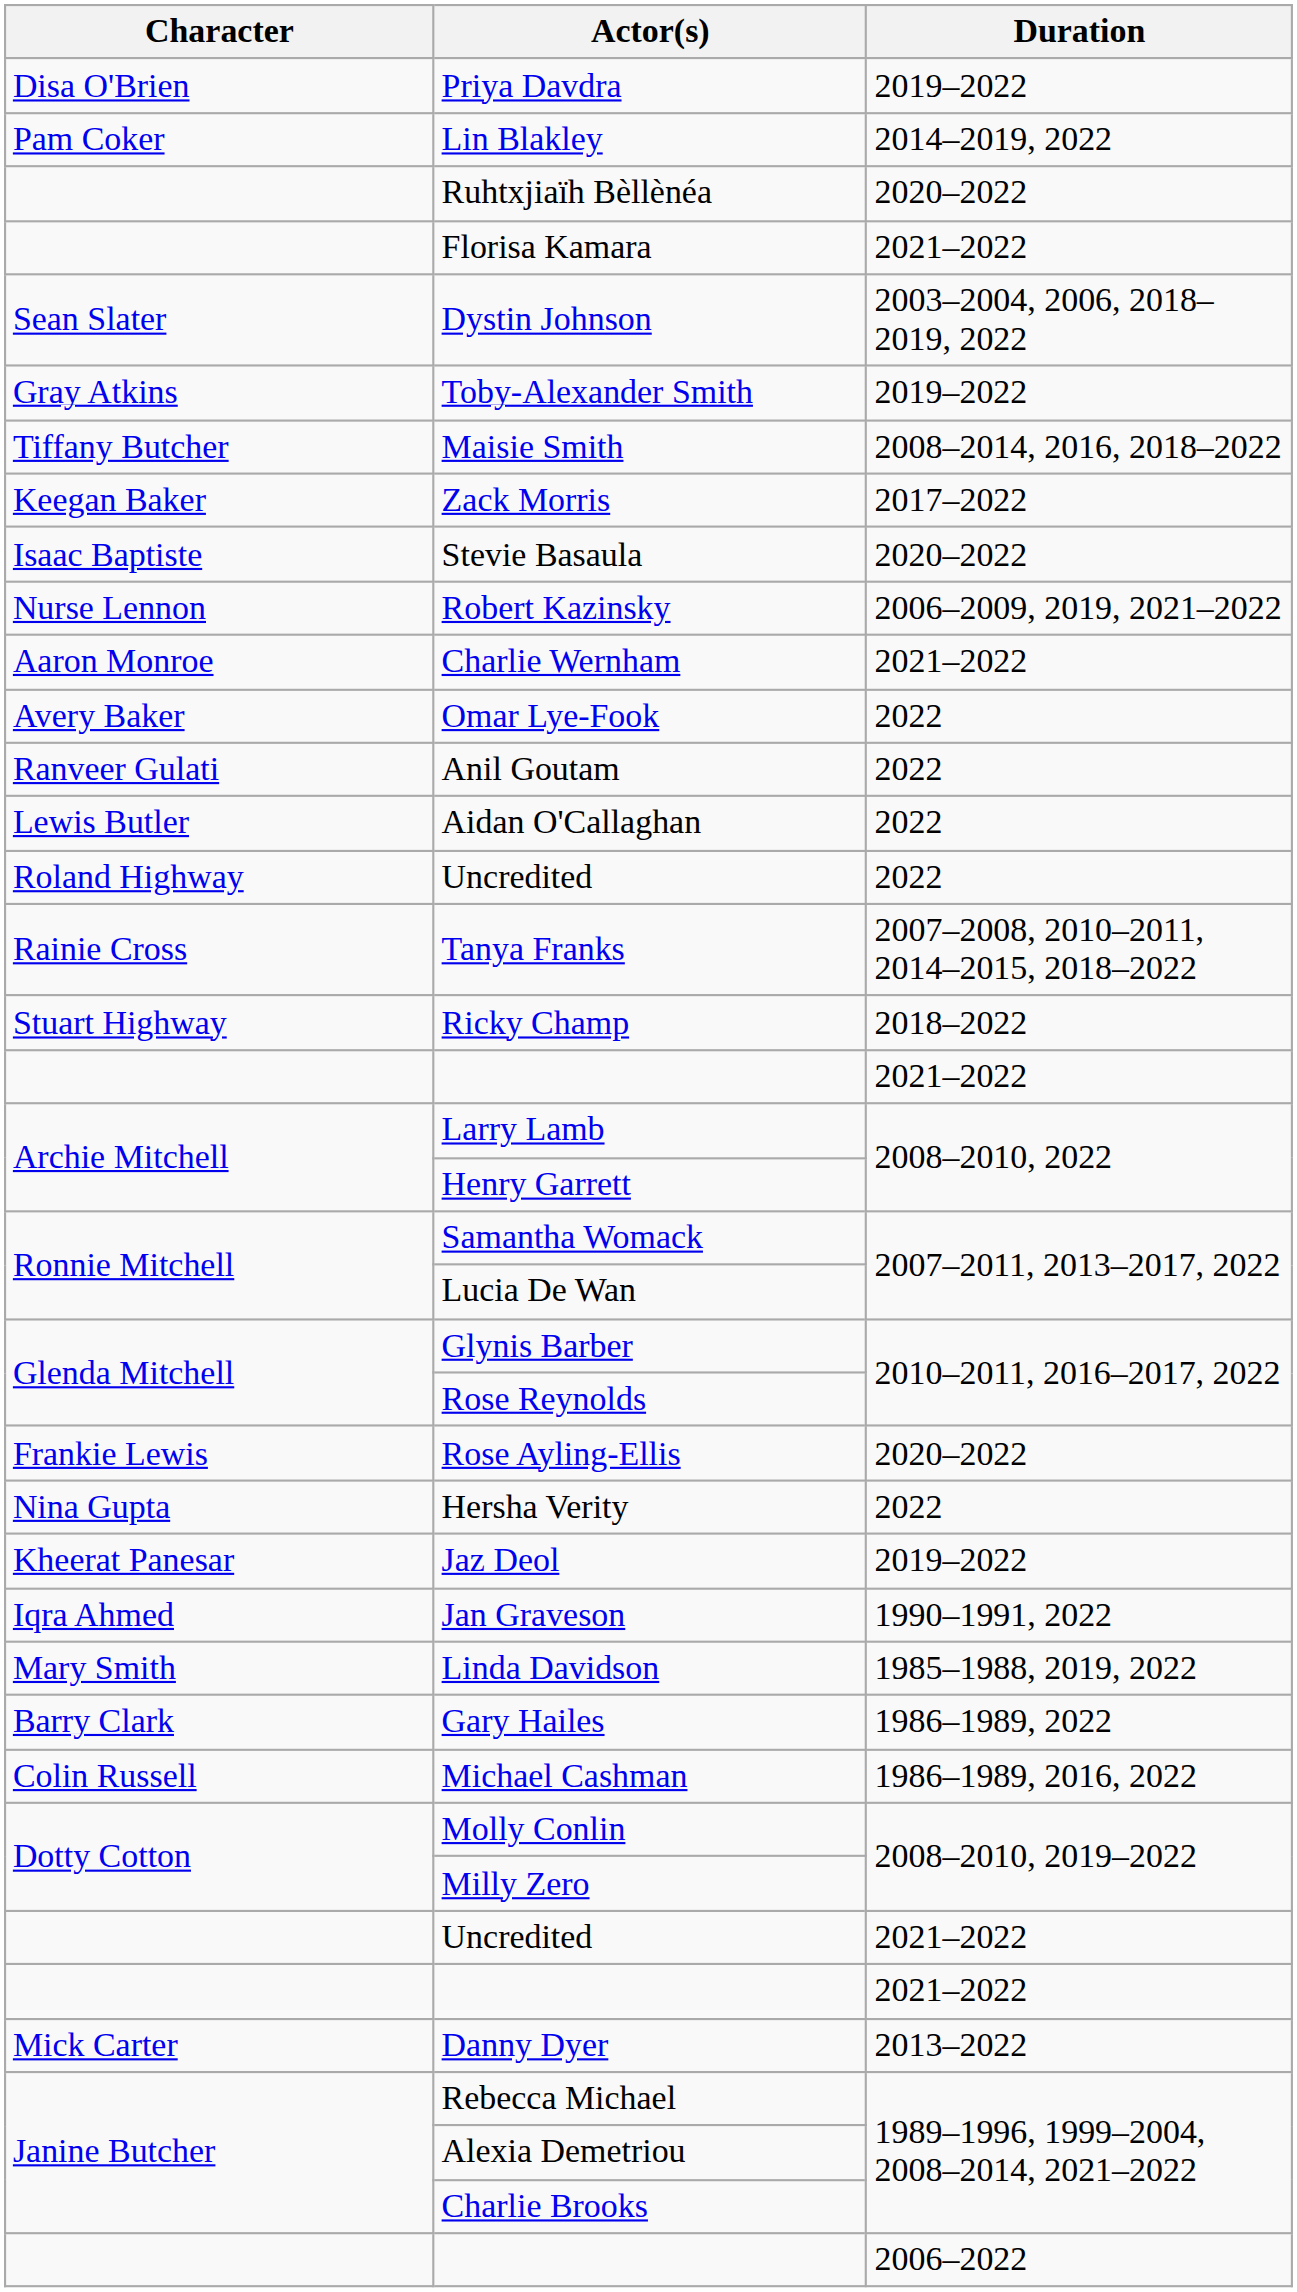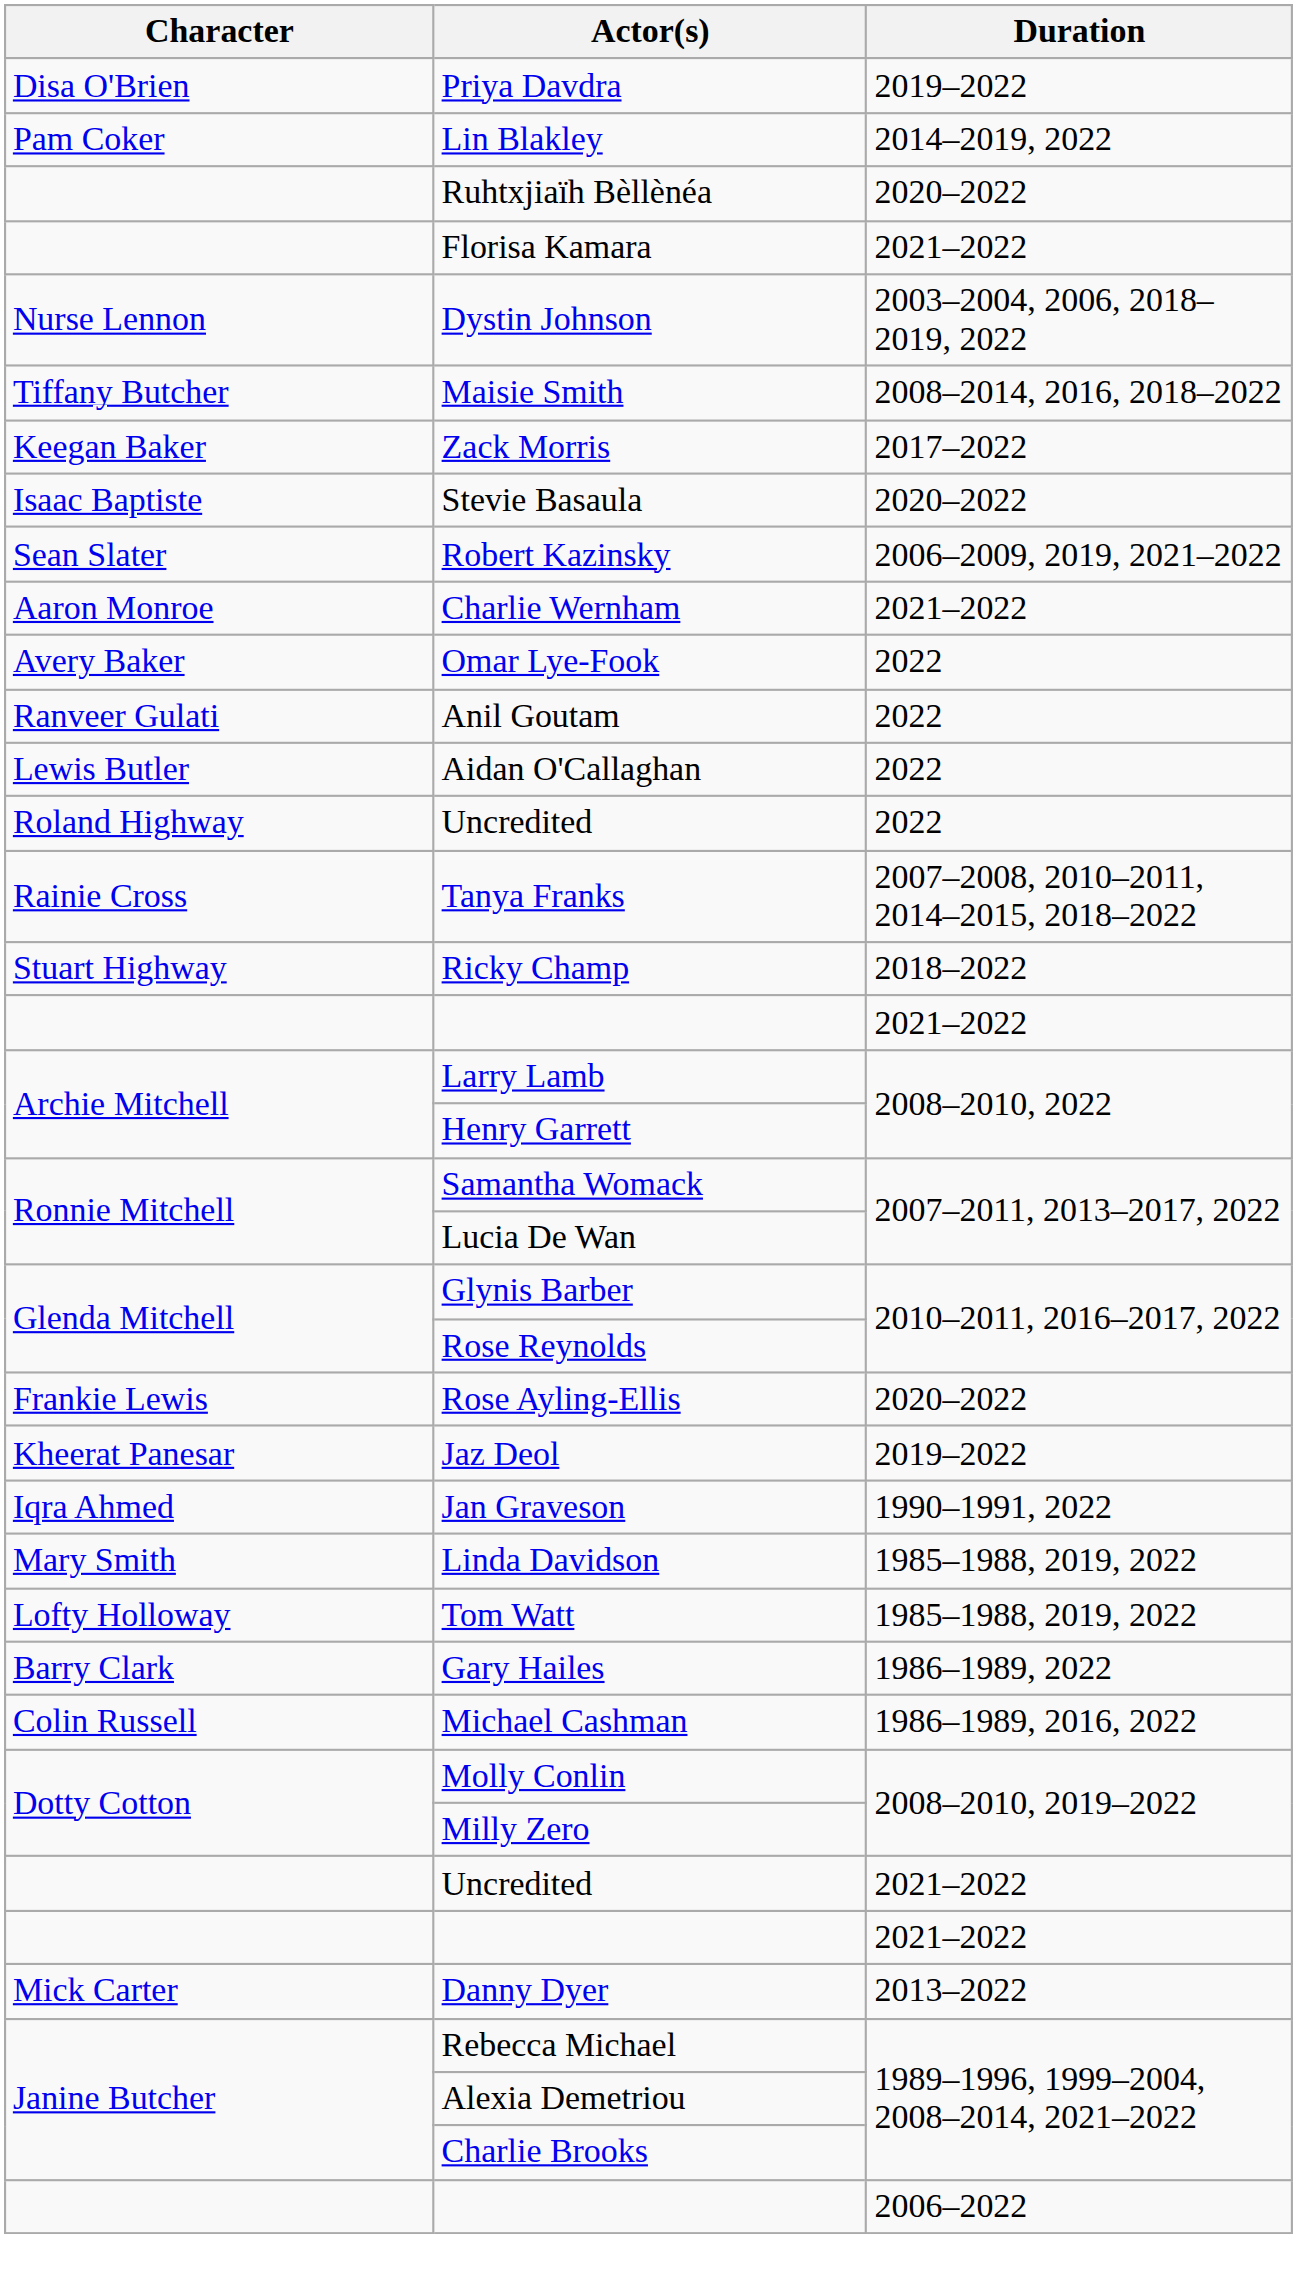(90, 319) Sean Slater -> (109, 319) Nurse Lennon
- row: (597, 392)
(109, 607) Nurse Lennon -> (90, 553) Sean Slater
- row: (535, 1506)
+ row: (508, 1613)
